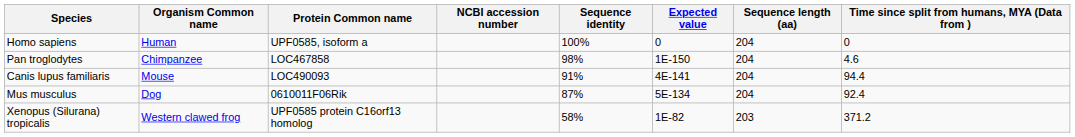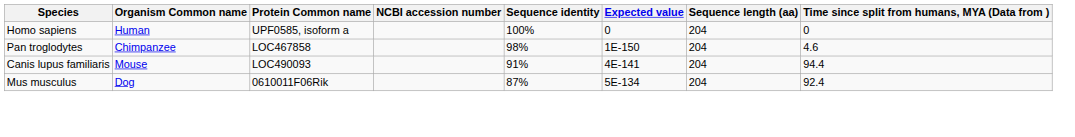- row: (53, 117)
